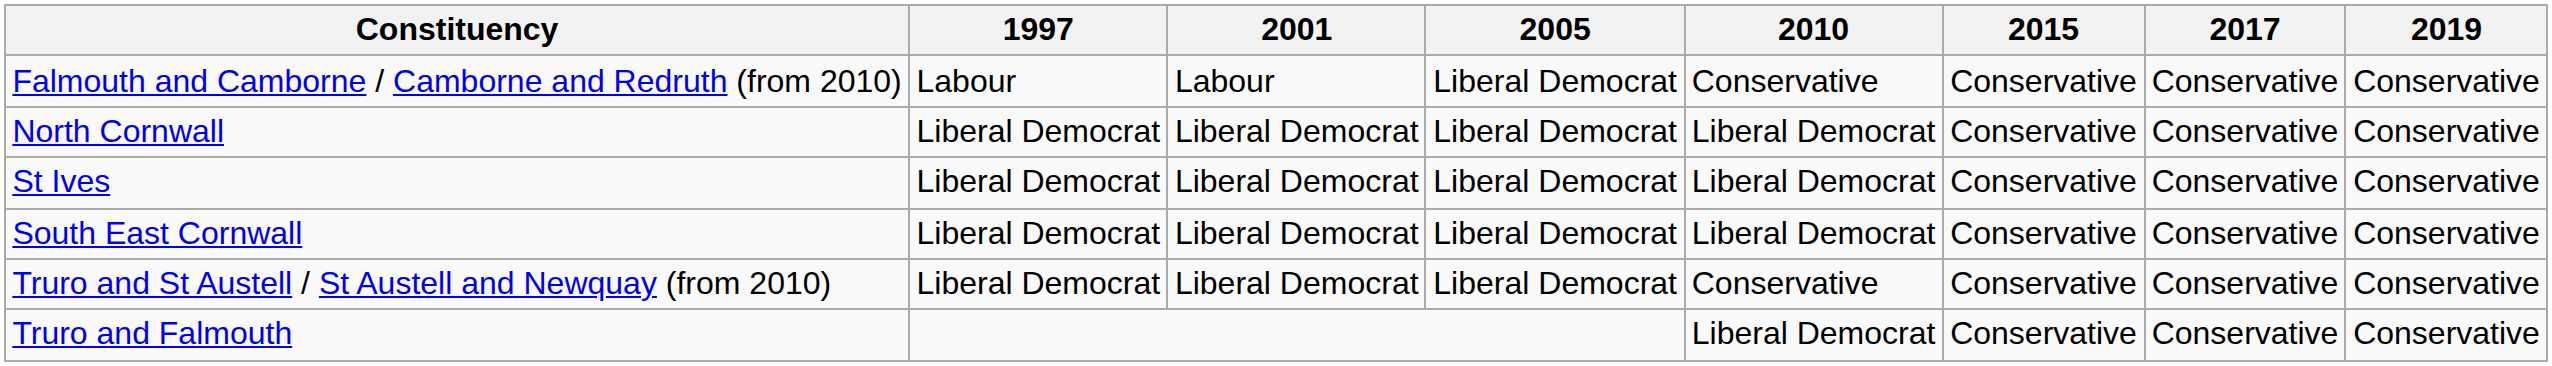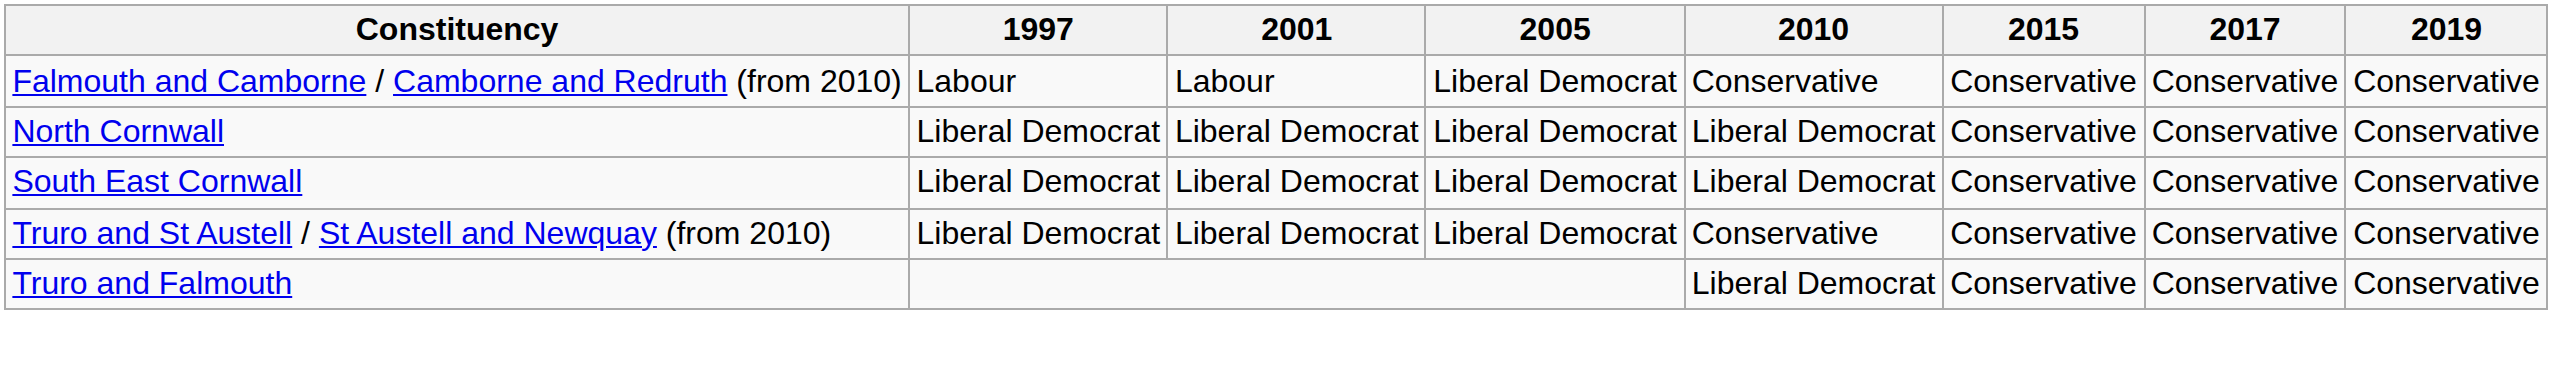- row: (61, 182)
